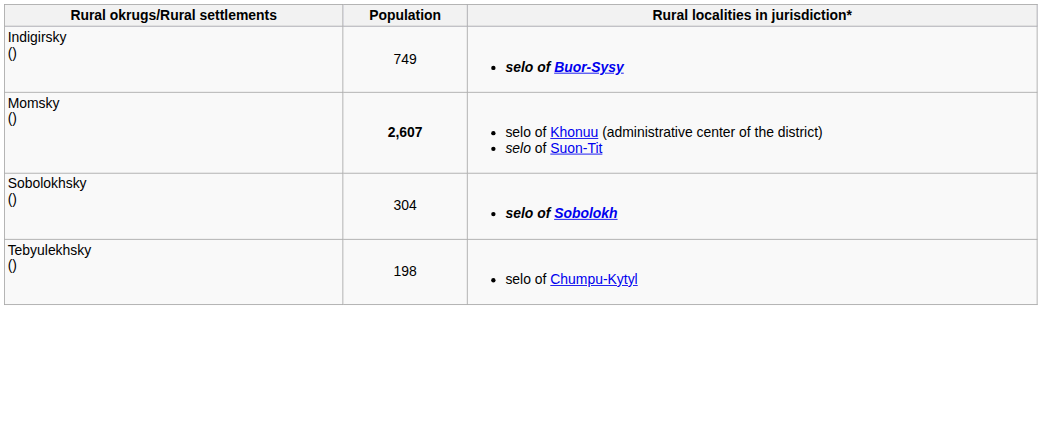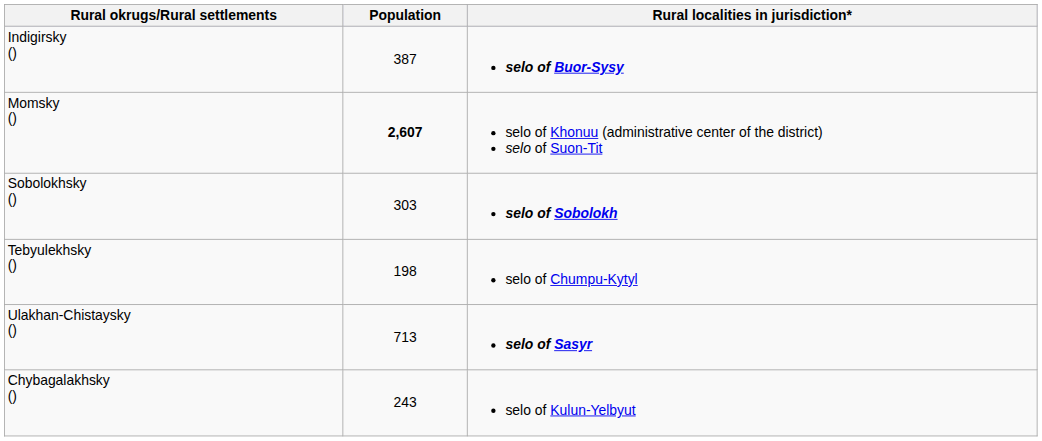(405, 59) 749 -> (405, 59) 387
(405, 206) 304 -> (405, 206) 303
+ row: (69, 323)
+ row: (59, 388)
